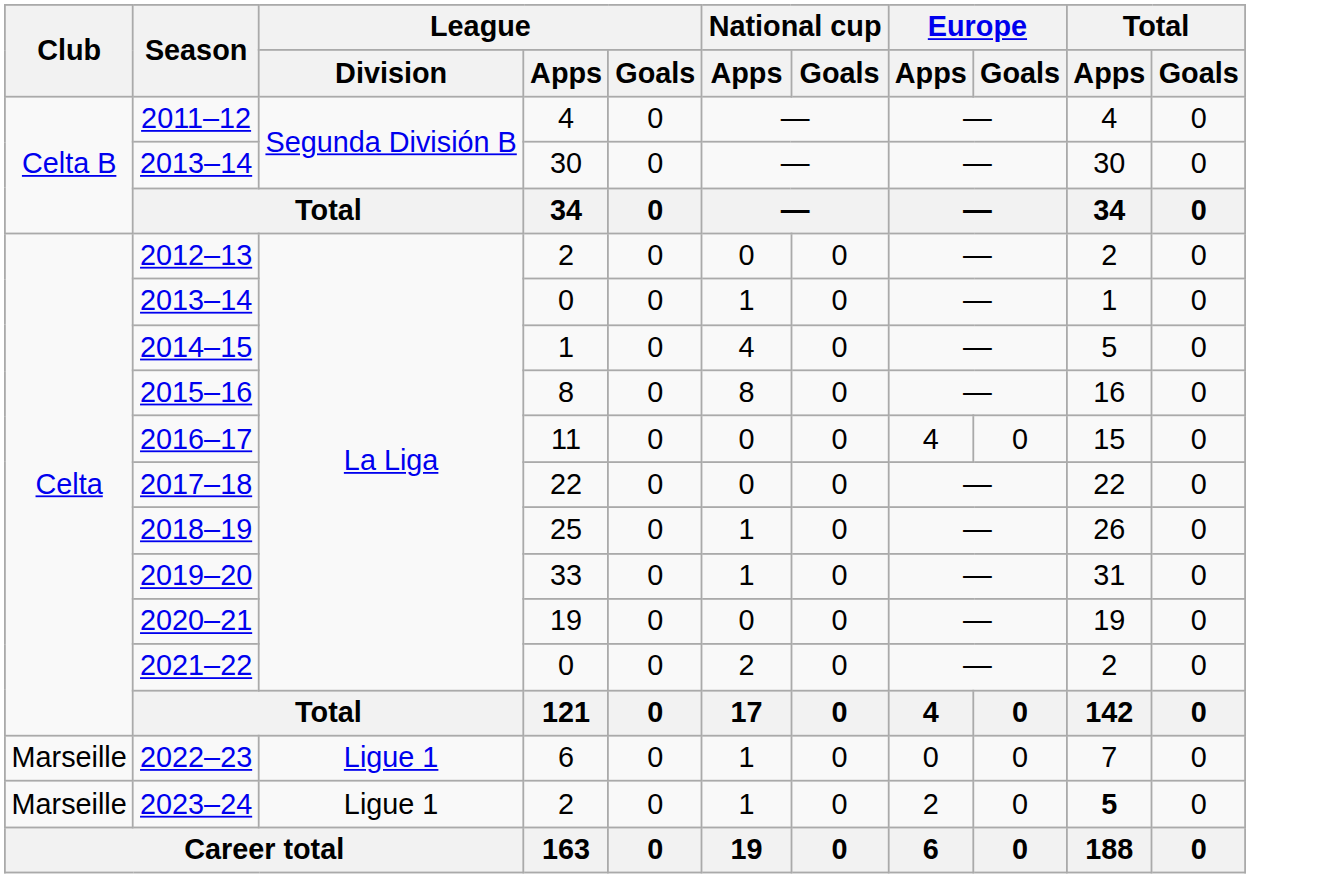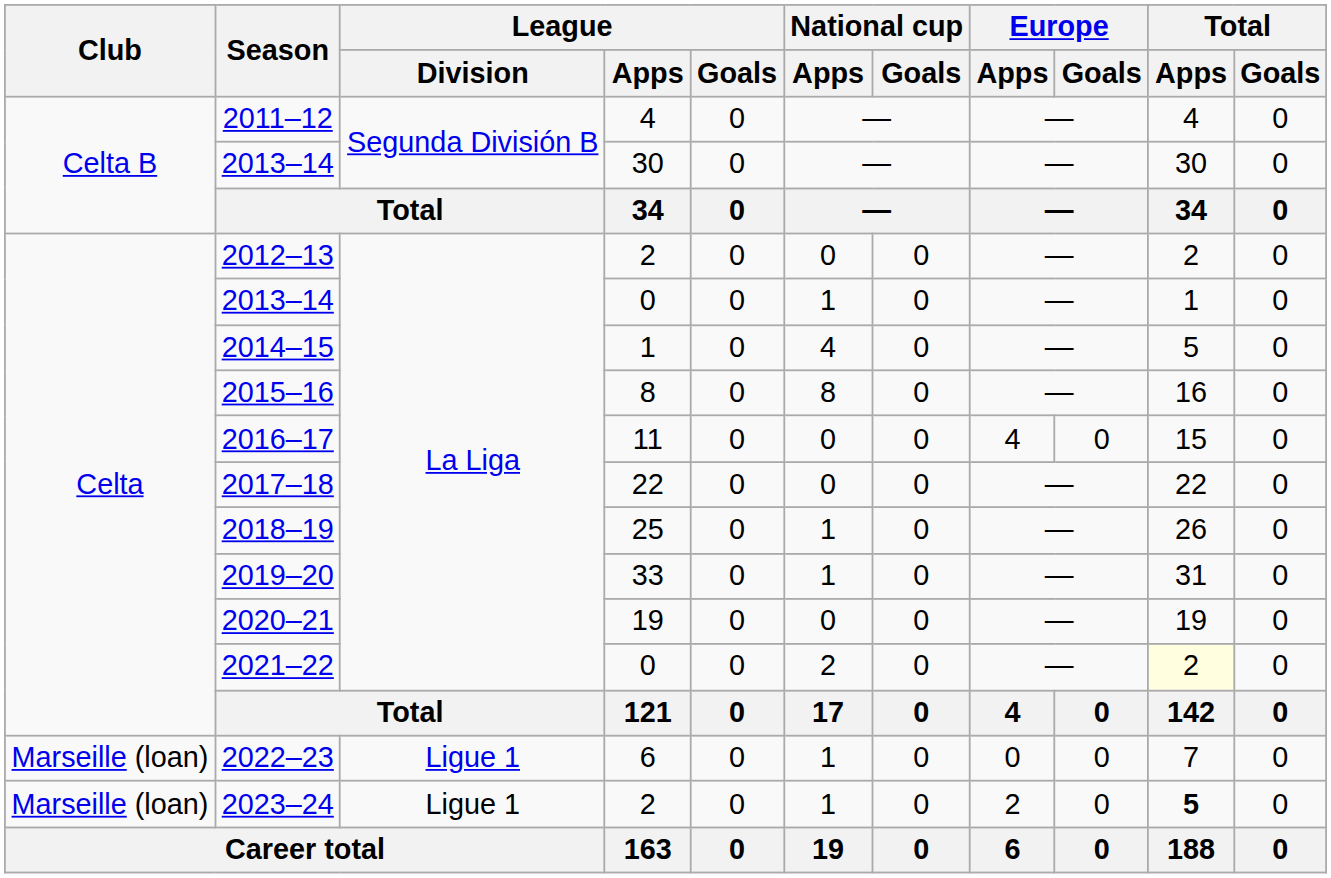(1109, 666) no background -> (1191, 666) lightyellow background
(69, 758) Marseille -> (110, 758) Marseille (loan)
(69, 803) Marseille -> (110, 803) Marseille (loan)
